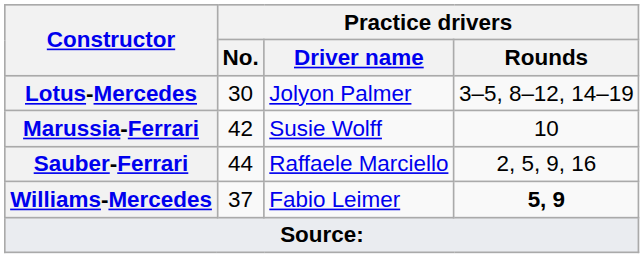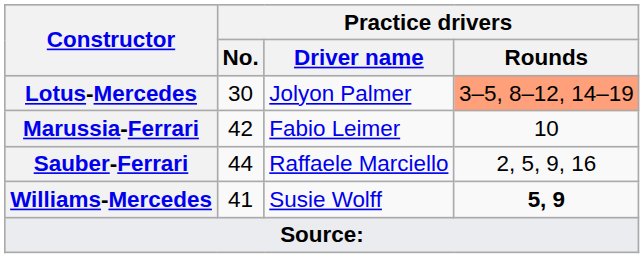(546, 93) no background -> (546, 93) lightsalmon background
(326, 128) Susie Wolff -> (335, 128) Fabio Leimer
(241, 199) 37 -> (241, 199) 41
(335, 199) Fabio Leimer -> (326, 199) Susie Wolff
